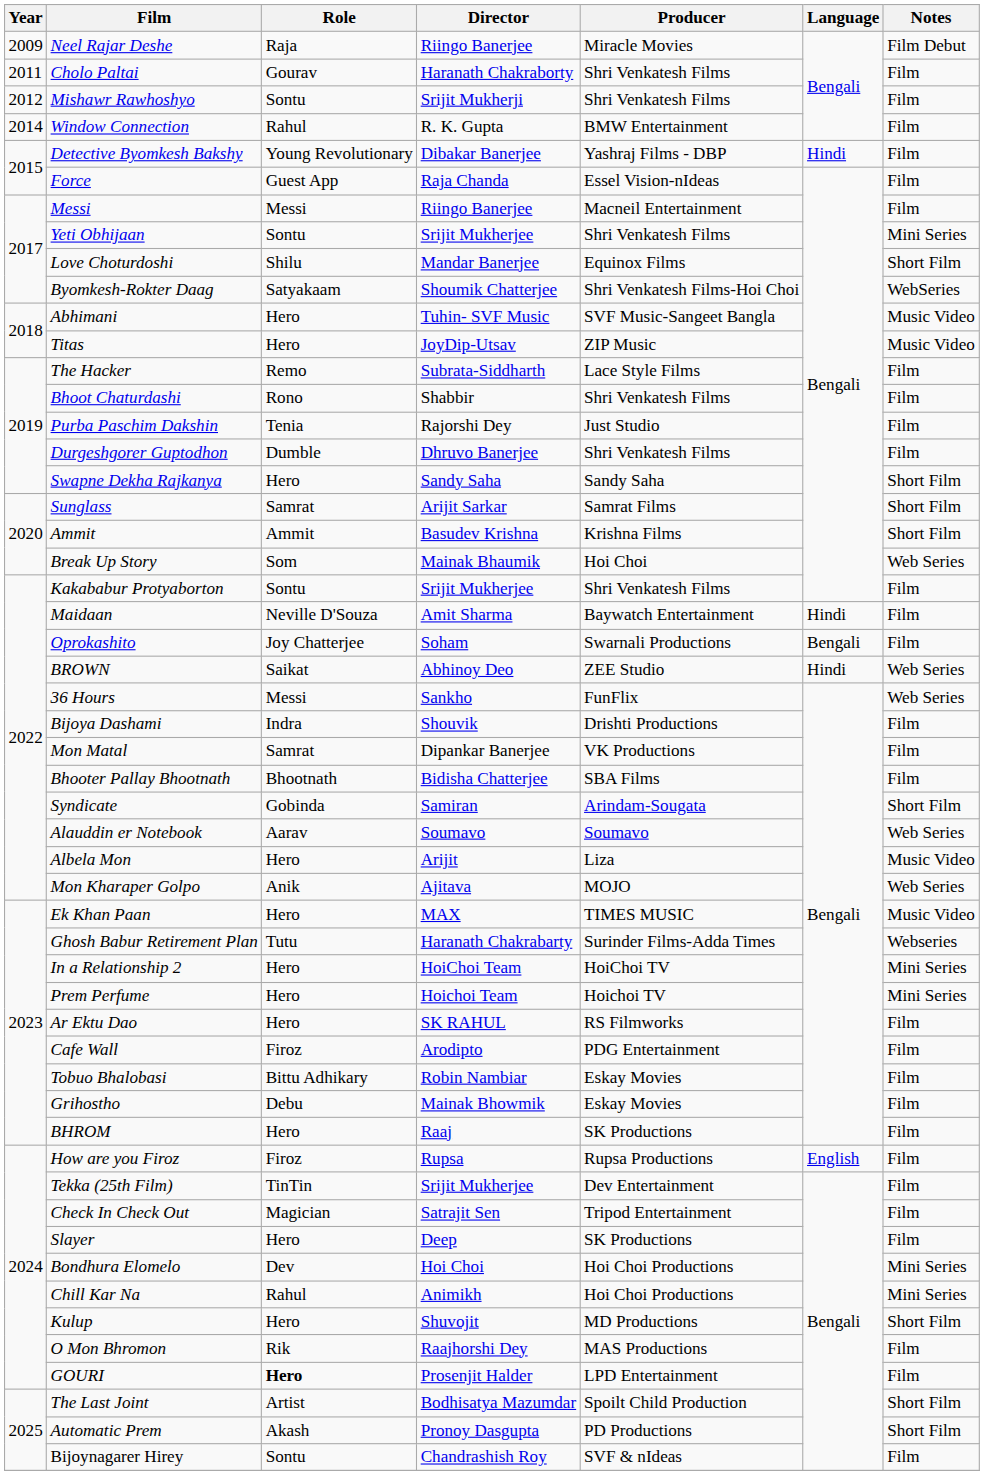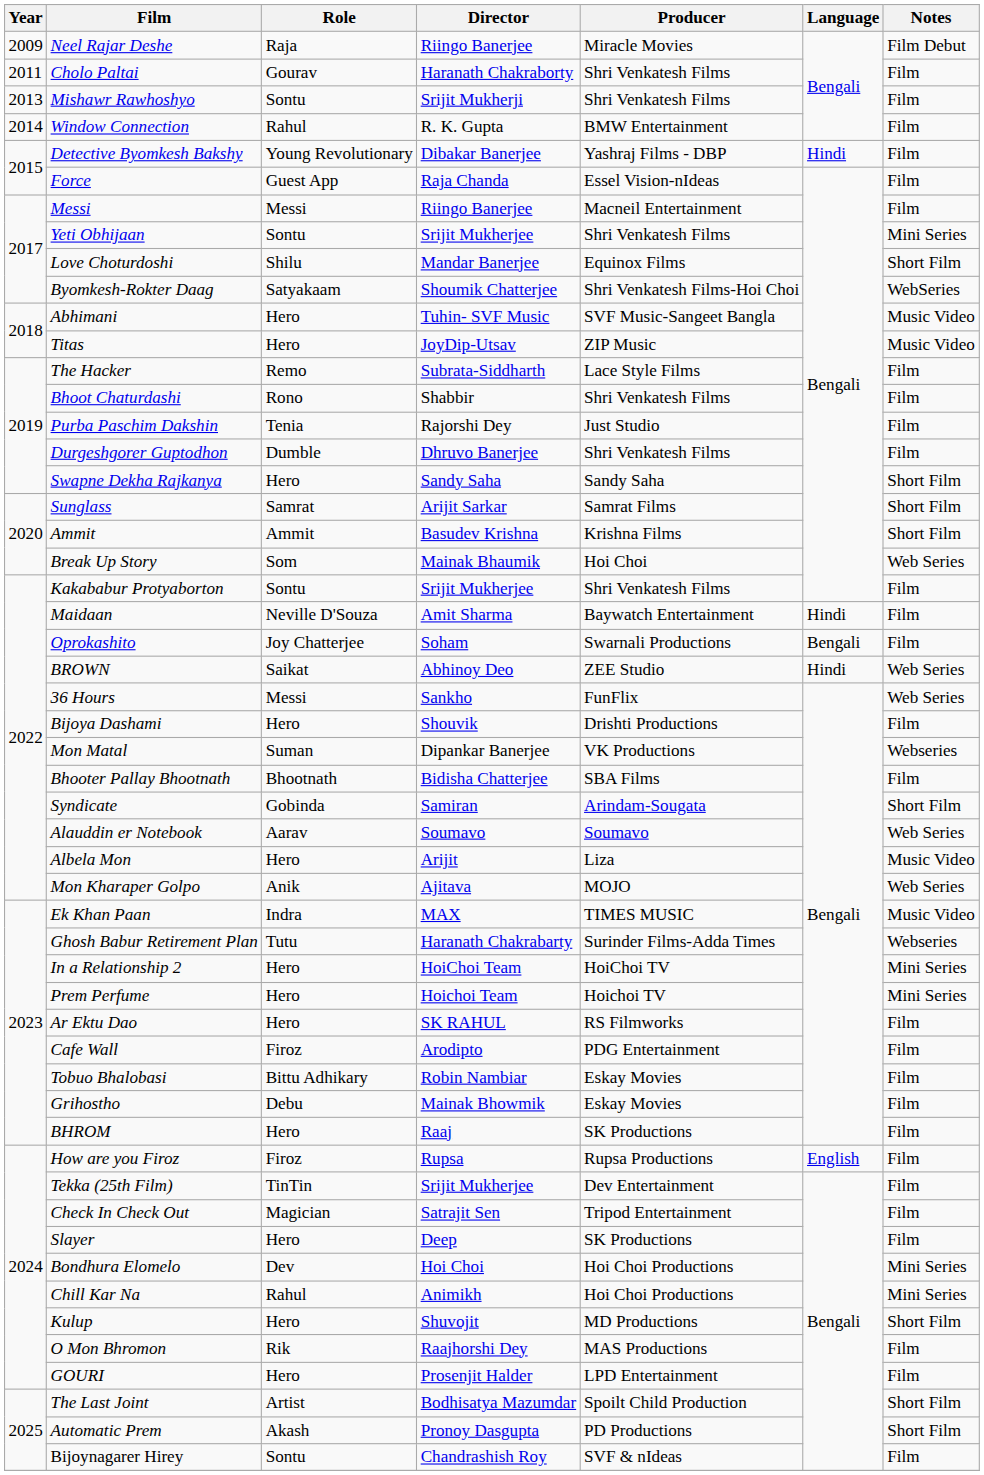(26, 99) 2012 -> (26, 99) 2013
(284, 724) Indra -> (283, 724) Hero
(290, 751) Samrat -> (289, 751) Suman
(903, 751) Film -> (922, 751) Webseries
(283, 914) Hero -> (284, 914) Indra
(284, 1375) bold -> (283, 1375) normal
